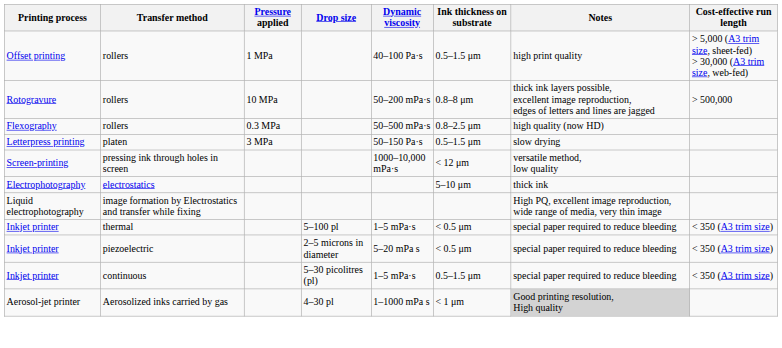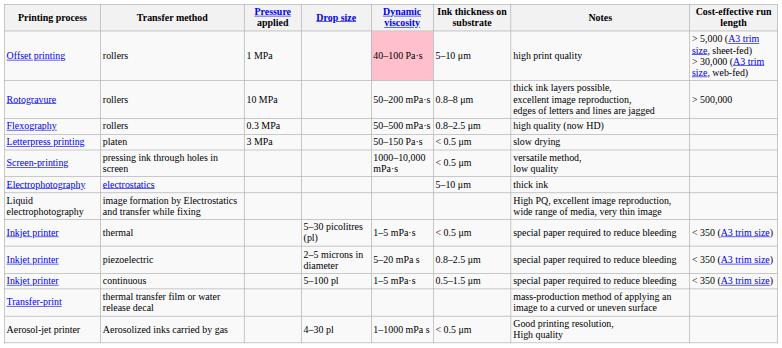(398, 55) no background -> (398, 55) pink background
(458, 55) 0.5–1.5 μm -> (453, 55) 5–10 μm
(458, 142) 0.5–1.5 μm -> (453, 142) < 0.5 μm
(452, 163) < 12 μm -> (453, 163) < 0.5 μm
(321, 227) 5–100 pl -> (333, 233) 5–30 picolitres (pl)
(453, 248) < 0.5 μm -> (458, 259) 0.8–2.5 μm
(333, 275) 5–30 picolitres (pl) -> (321, 281) 5–100 pl
+ row: (34, 302)
(450, 302) < 1 μm -> (453, 329) < 0.5 μm
(564, 302) lightgrey background -> (564, 329) no background
